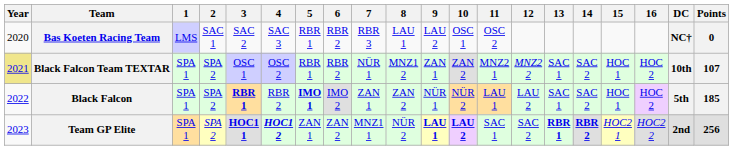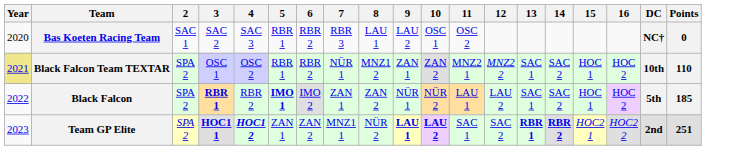- column: (186, 13)
(711, 68) 107 -> (684, 68) 110
(711, 129) 256 -> (684, 129) 251
